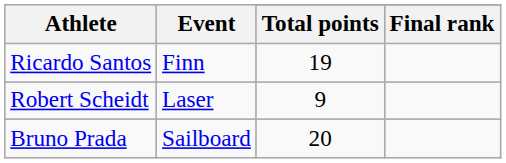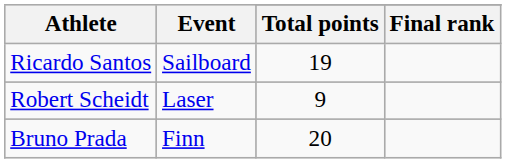(183, 62) Finn -> (206, 62) Sailboard
(206, 138) Sailboard -> (183, 138) Finn
